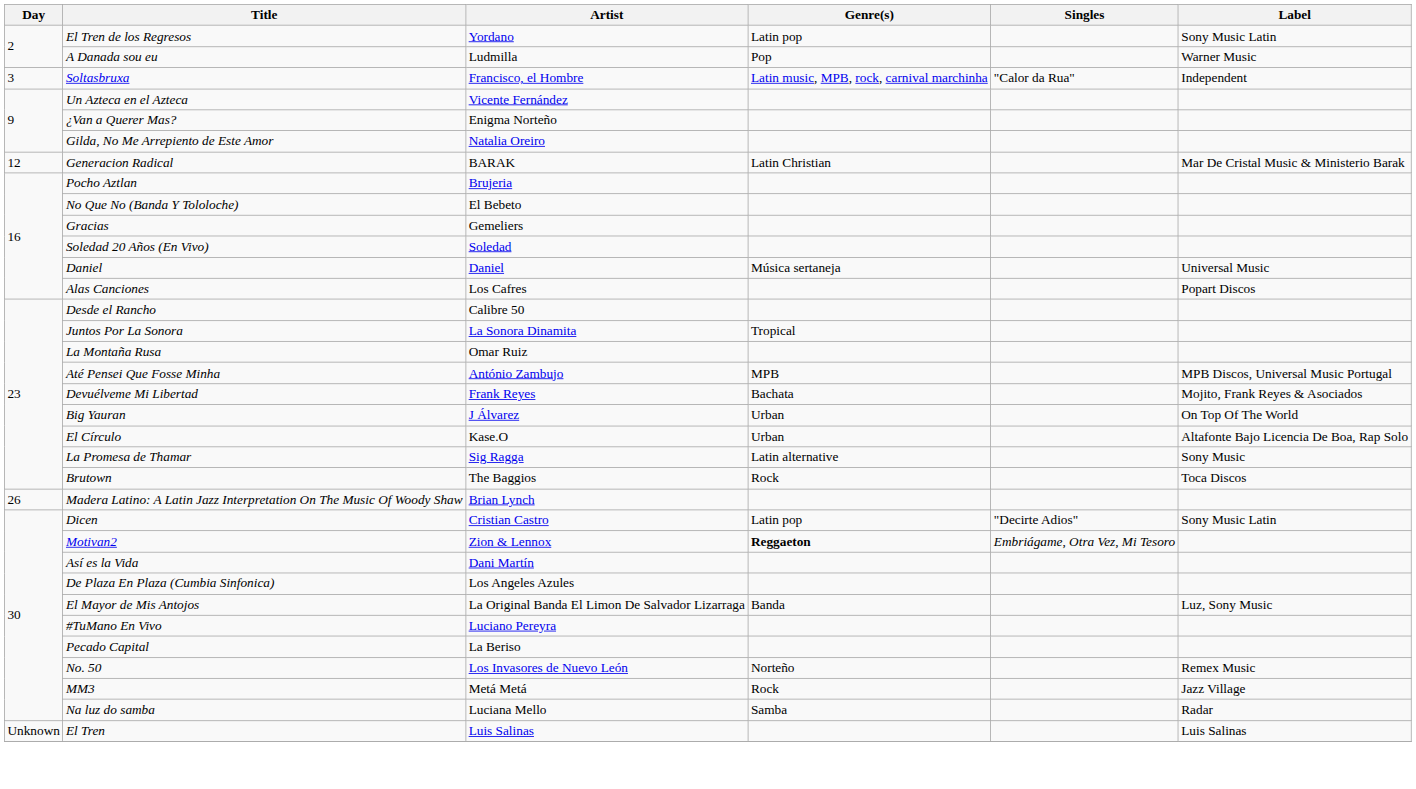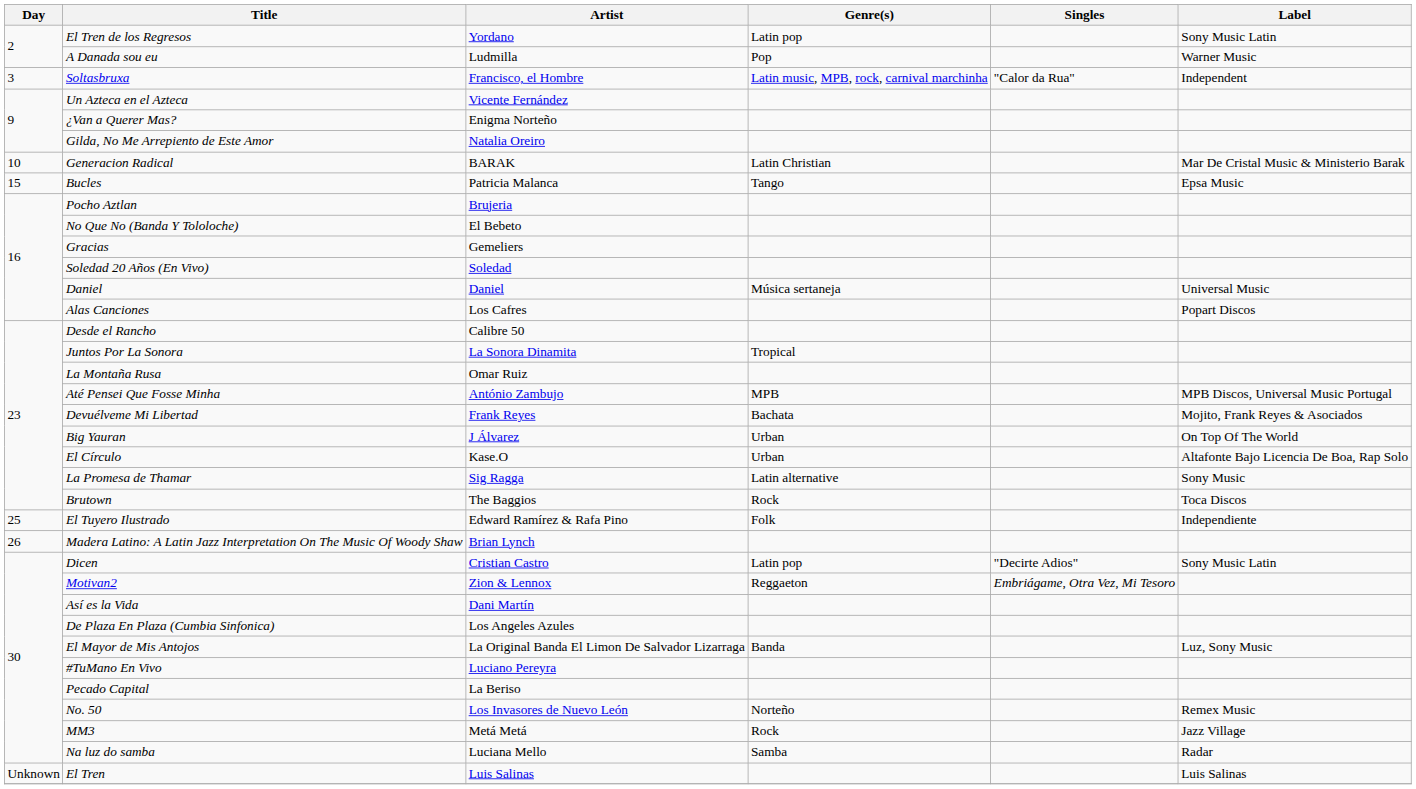(14, 162) 12 -> (14, 162) 10
+ row: (84, 183)
+ row: (118, 520)
(781, 541) bold -> (779, 583) normal
